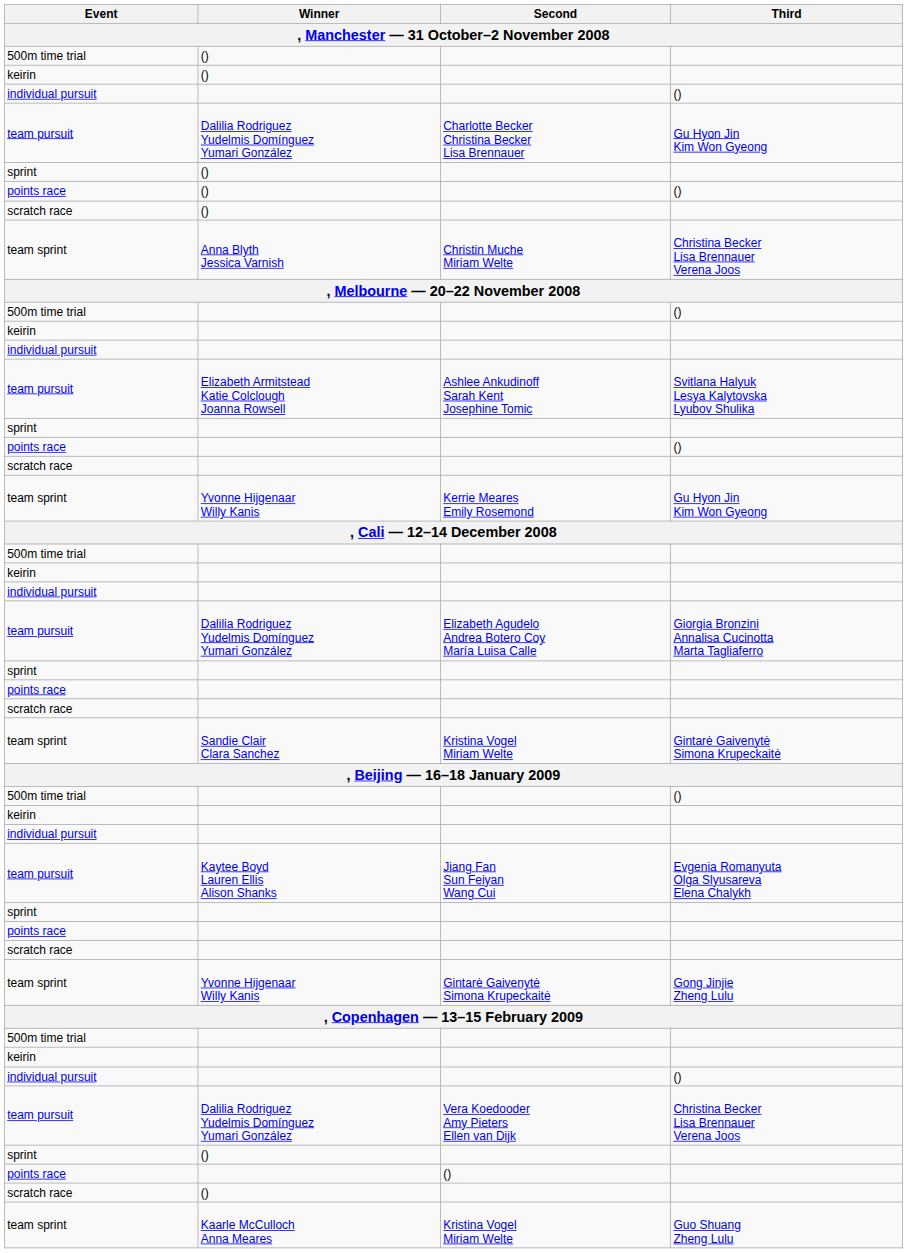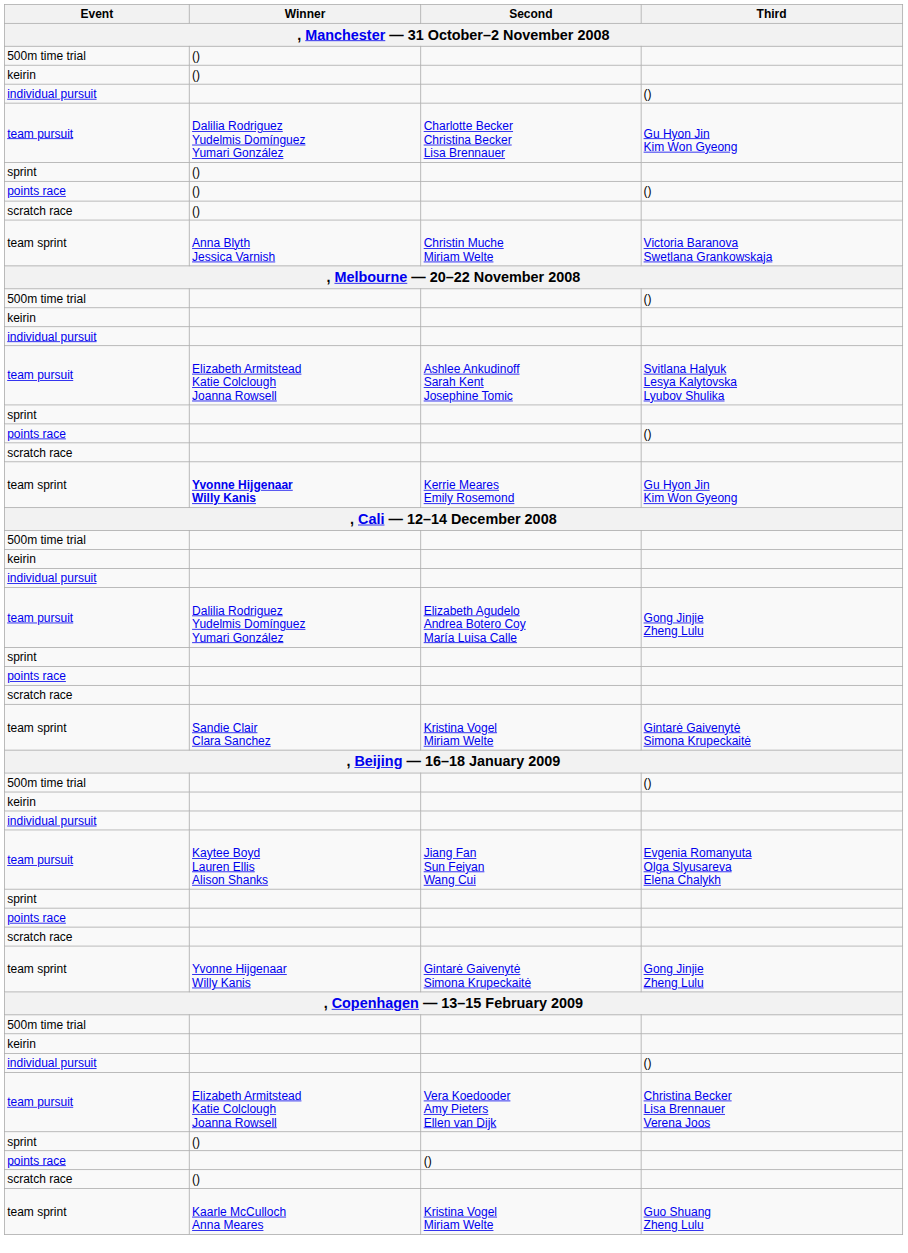(717, 256) Christina Becker Lisa Brennauer Verena Joos -> (708, 250) Victoria Baranova Swetlana Grankowskaja
(248, 505) normal -> (242, 492) bold
(723, 638) Giorgia Bronzini Annalisa Cucinotta Marta Tagliaferro -> (674, 624) Gong Jinjie Zheng Lulu
(257, 1122) Dalilia Rodriguez Yudelmis Domínguez Yumari González -> (247, 1109) Elizabeth Armitstead Katie Colclough Joanna Rowsell
